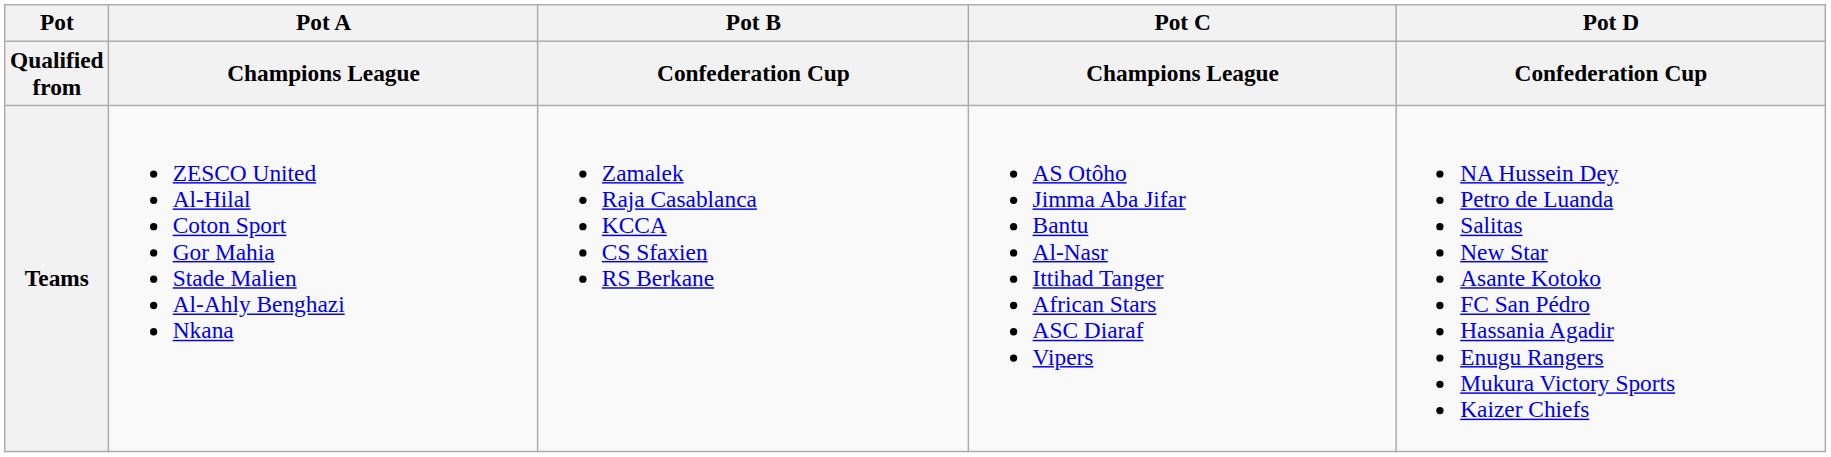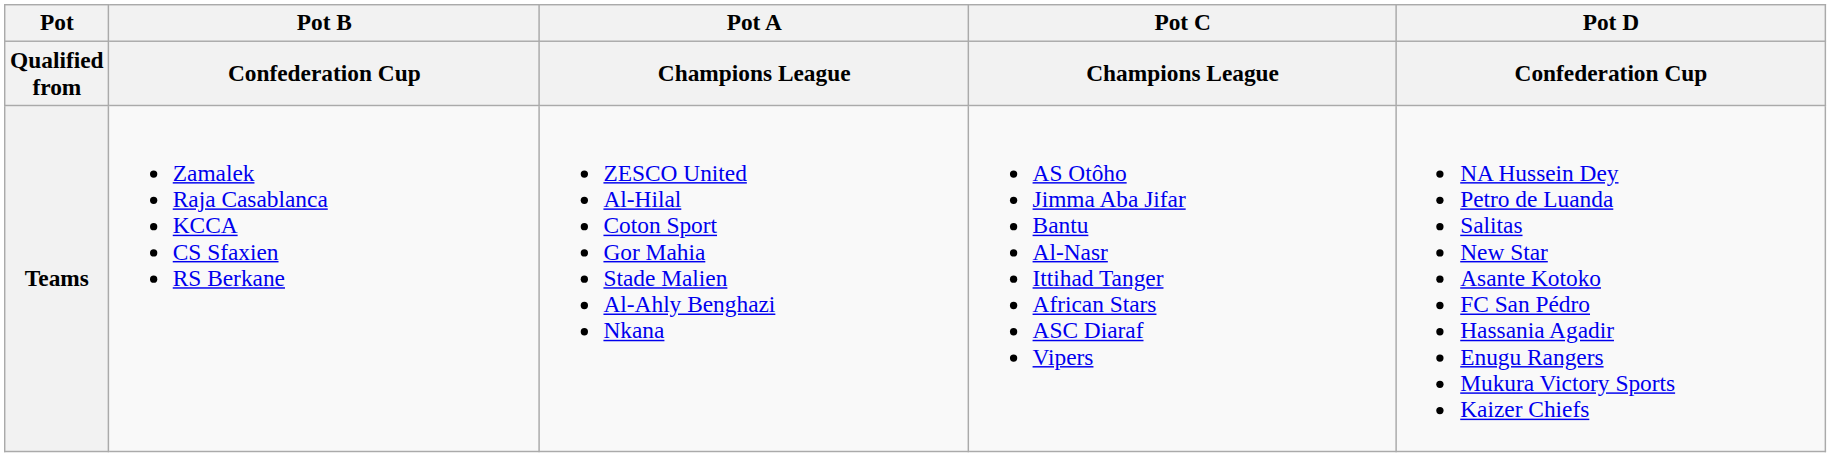columns swapped: (324, 73) <-> (753, 73)
